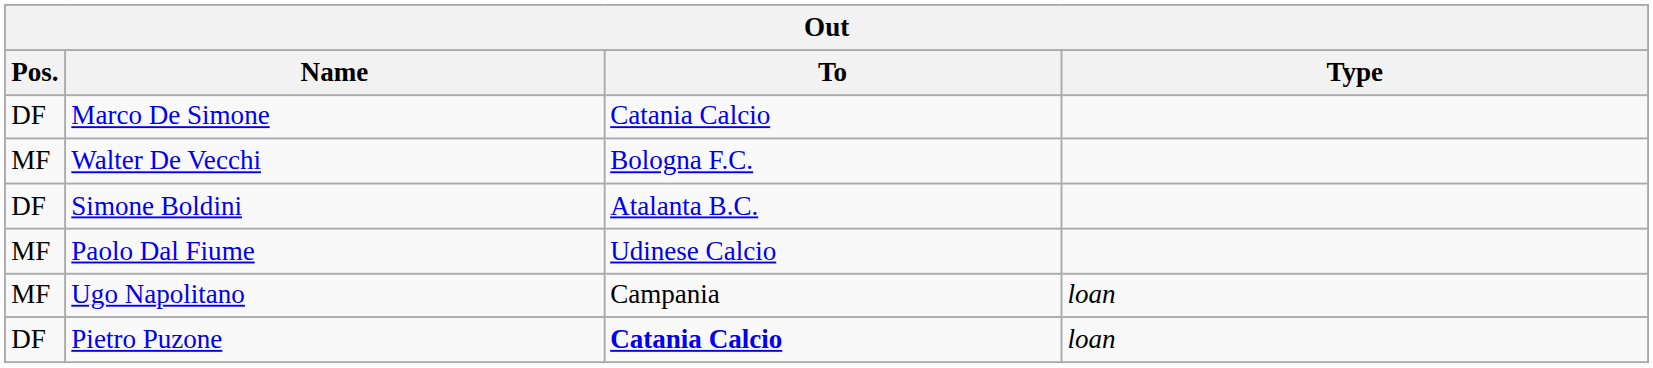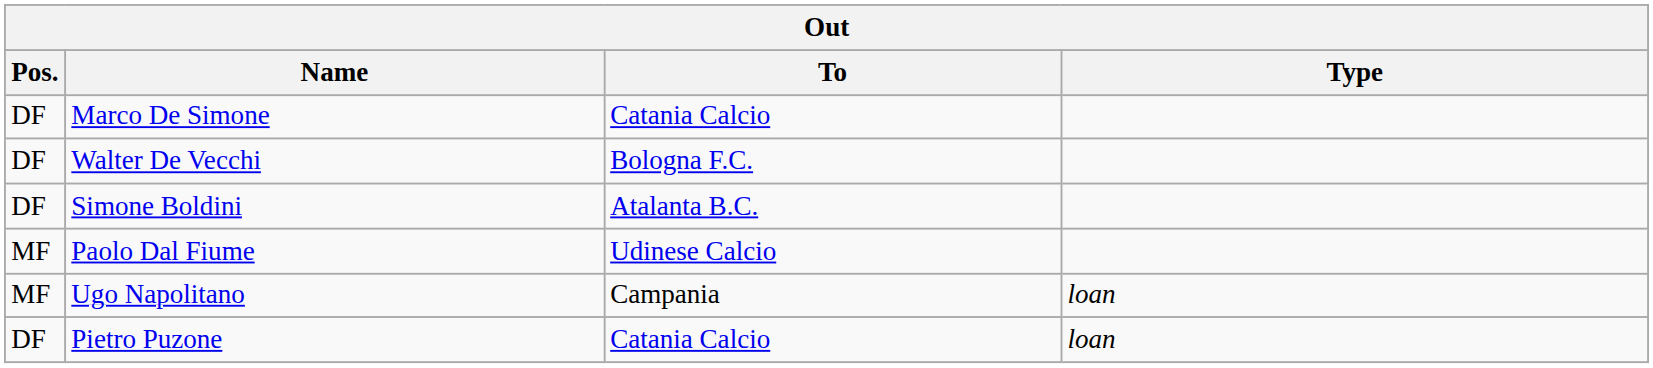(31, 161) MF -> (29, 161) DF
(696, 339) bold -> (690, 339) normal
